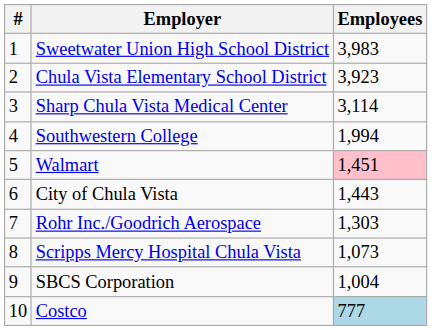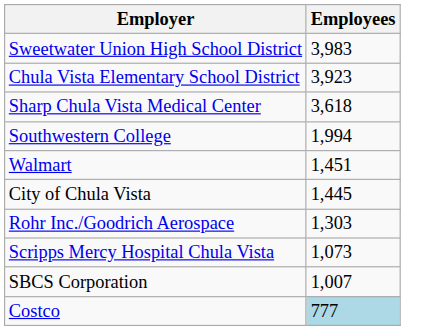- column: (18, 19)
(358, 106) 3,114 -> (331, 106) 3,618
(358, 164) pink background -> (331, 164) no background
(358, 194) 1,443 -> (331, 194) 1,445
(358, 281) 1,004 -> (331, 281) 1,007
